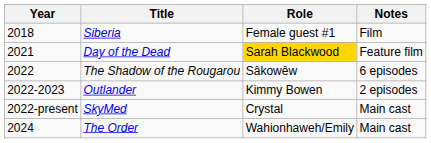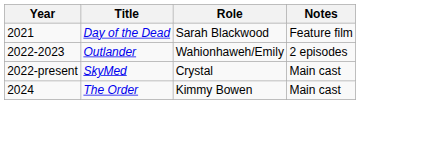- row: (102, 33)
(292, 52) gold background -> (222, 33) no background
- row: (162, 71)
(284, 90) Kimmy Bowen -> (230, 52) Wahionhaweh/Emily
(300, 128) Wahionhaweh/Emily -> (214, 90) Kimmy Bowen
